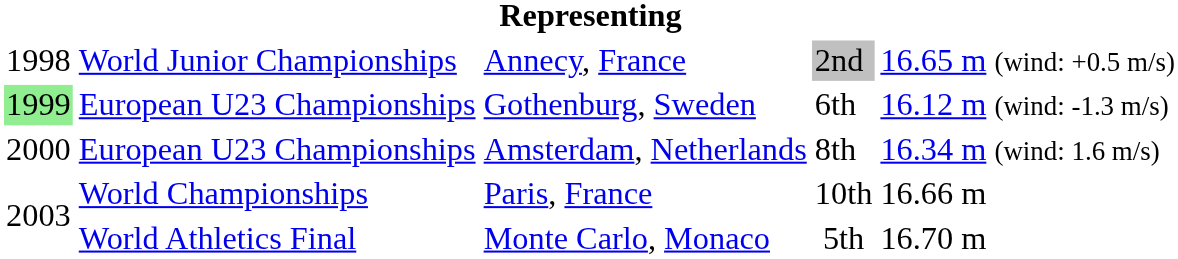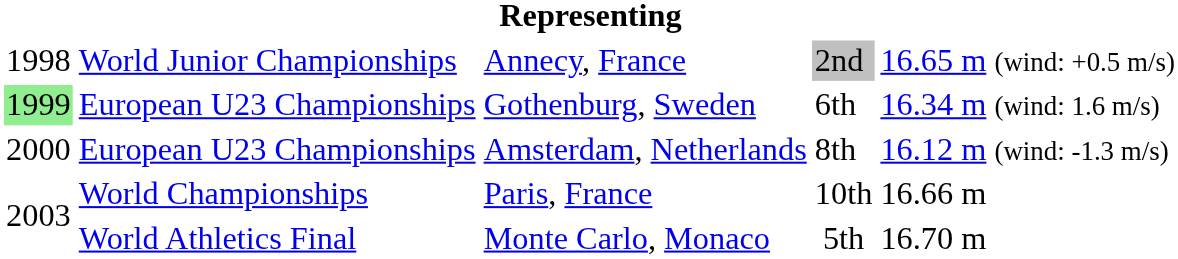(1025, 104) 16.12 m (wind: -1.3 m/s) -> (1020, 104) 16.34 m (wind: 1.6 m/s)
(1020, 149) 16.34 m (wind: 1.6 m/s) -> (1025, 149) 16.12 m (wind: -1.3 m/s)
